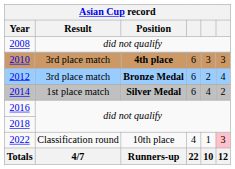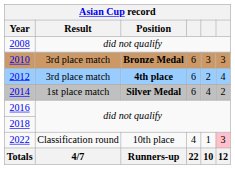(154, 60) 4th place -> (154, 60) Bronze Medal
(154, 76) Bronze Medal -> (154, 76) 4th place
